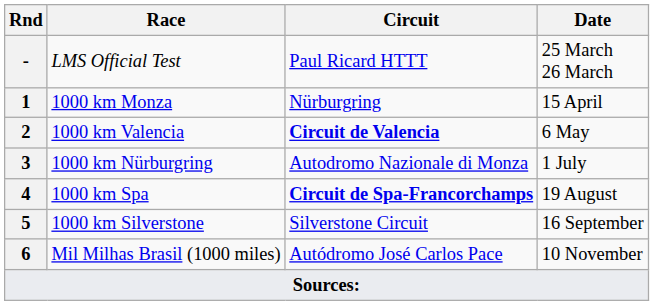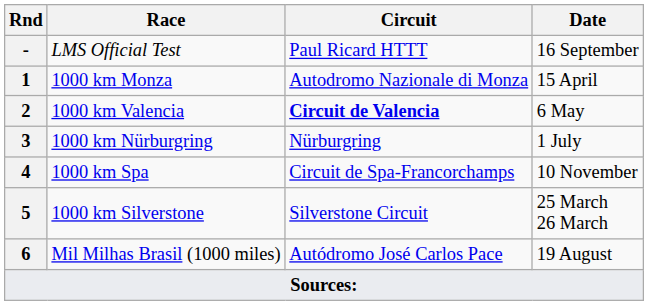(577, 61) 25 March 26 March -> (588, 50) 16 September
(335, 102) Nürburgring -> (409, 80) Autodromo Nazionale di Monza
(409, 163) Autodromo Nazionale di Monza -> (335, 141) Nürburgring
(411, 193) bold -> (402, 172) normal
(579, 193) 19 August -> (587, 172) 10 November
(593, 224) 16 September -> (572, 213) 25 March 26 March
(592, 254) 10 November -> (574, 254) 19 August
